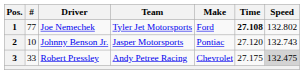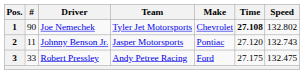(32, 27) 77 -> (32, 27) 90
(205, 27) Ford -> (215, 27) Chevrolet
(32, 42) 10 -> (31, 42) 11
(215, 58) Chevrolet -> (205, 58) Ford
(282, 58) lightgrey background -> (282, 58) no background
